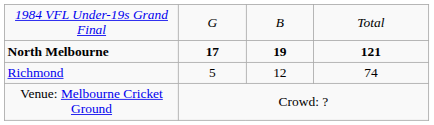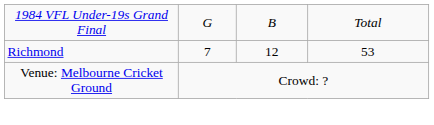- row: (58, 51)
(212, 72) 5 -> (207, 51) 7
(371, 72) 74 -> (368, 51) 53
